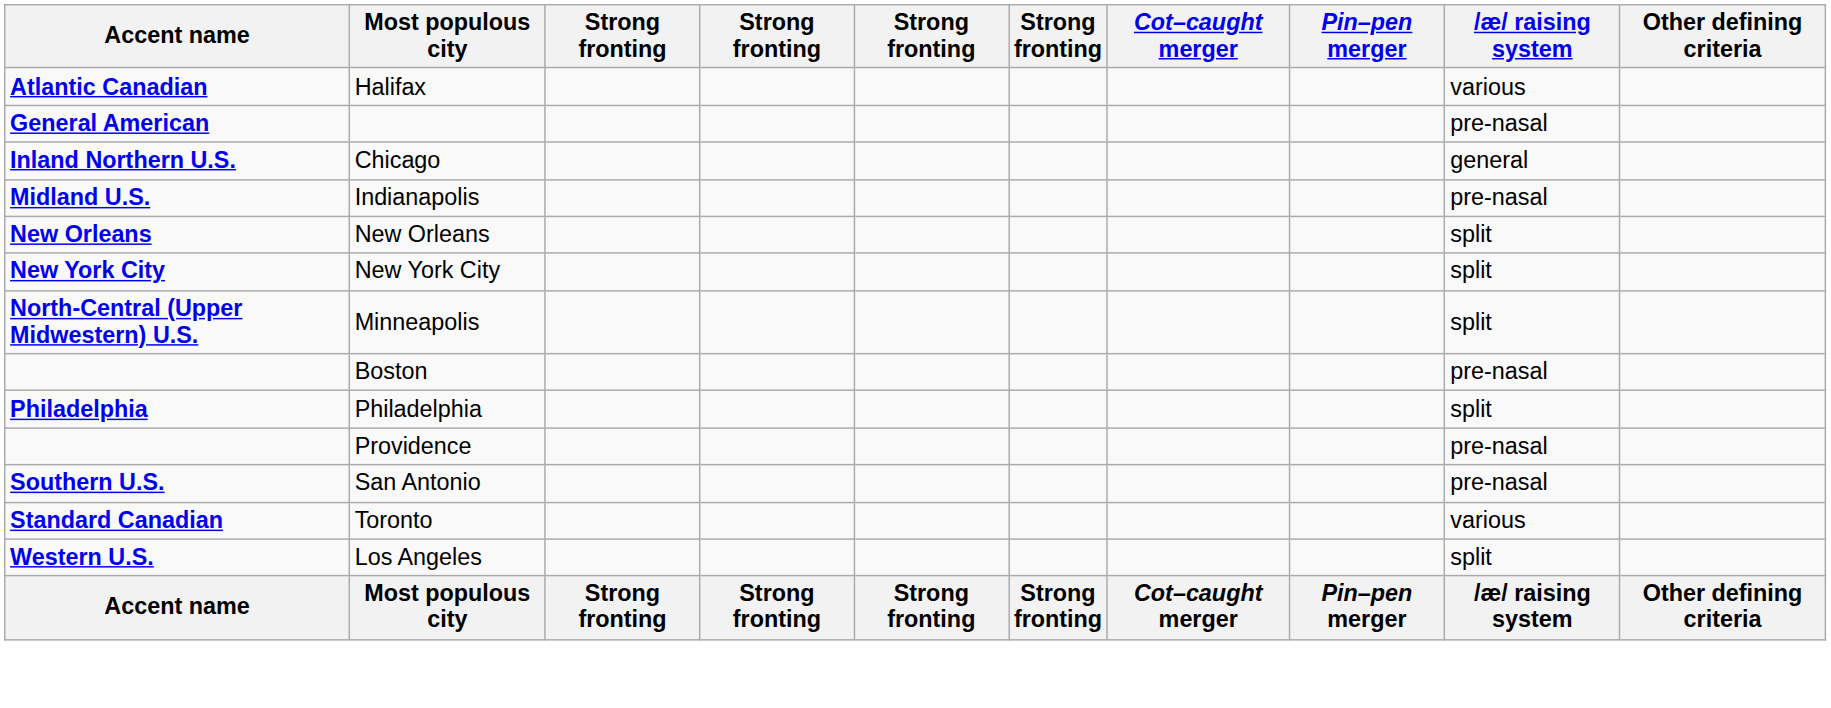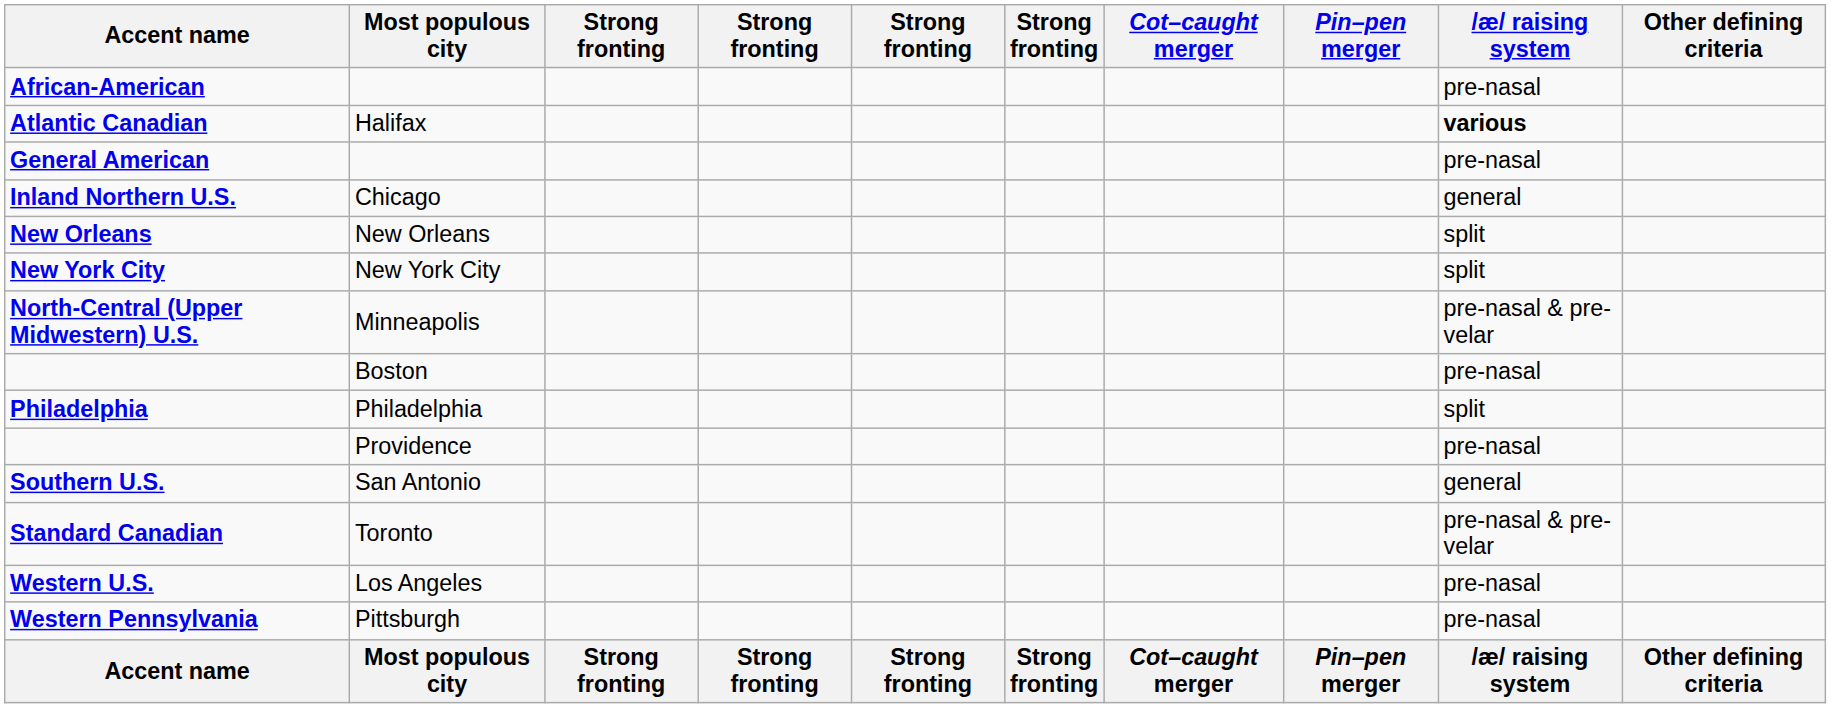+ row: (107, 86)
(1488, 86) normal -> (1485, 123) bold
- row: (80, 197)
(1471, 321) split -> (1527, 321) pre-nasal & pre-velar
(1499, 483) pre-nasal -> (1482, 483) general
(1488, 520) various -> (1527, 533) pre-nasal & pre-velar
(1471, 557) split -> (1492, 583) pre-nasal
+ row: (134, 620)
